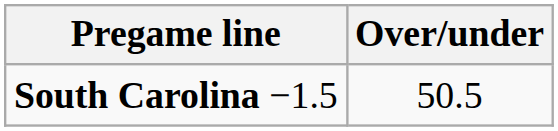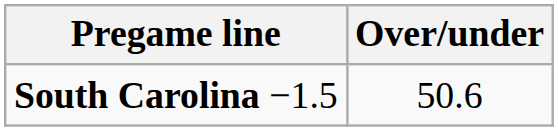(450, 94) 50.5 -> (450, 94) 50.6
